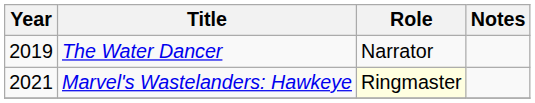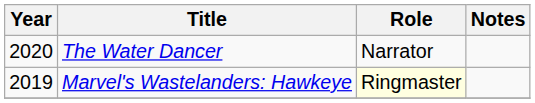(31, 51) 2019 -> (31, 51) 2020
(31, 82) 2021 -> (31, 82) 2019
